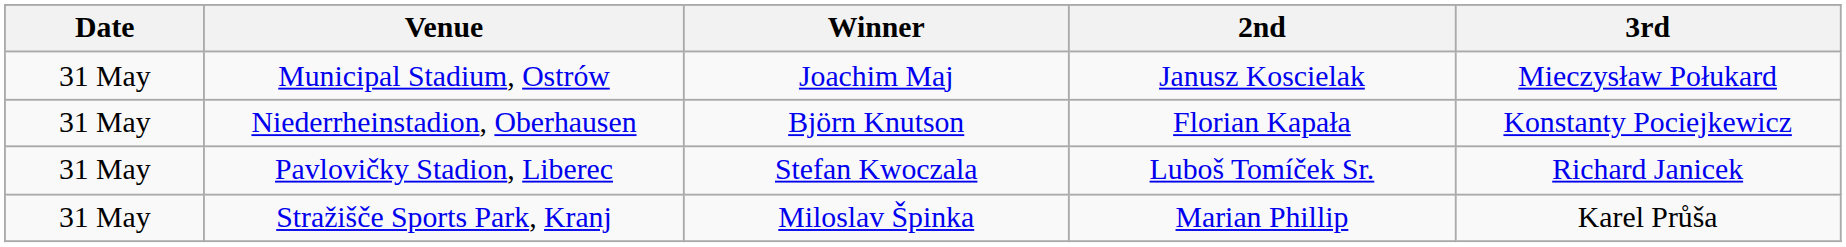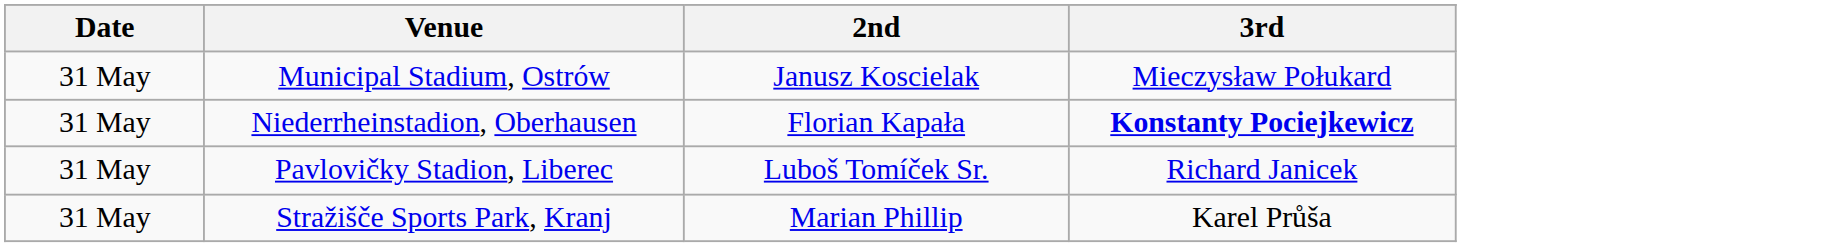- column: (876, 28)
(1648, 122) normal -> (1262, 122) bold
